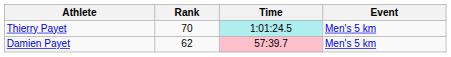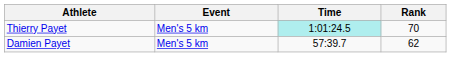columns swapped: (384, 13) <-> (187, 13)
(271, 45) pink background -> (330, 45) no background
